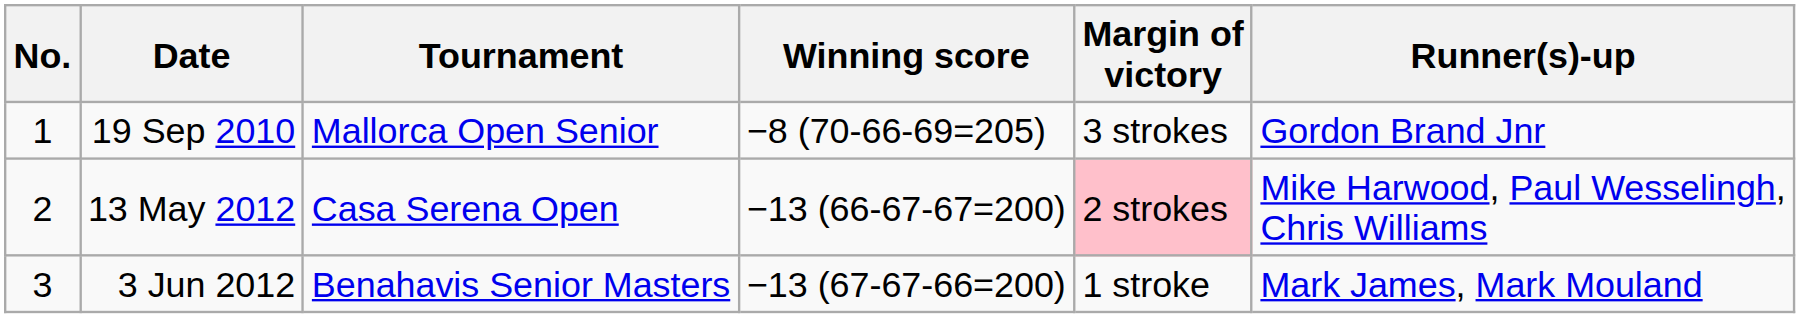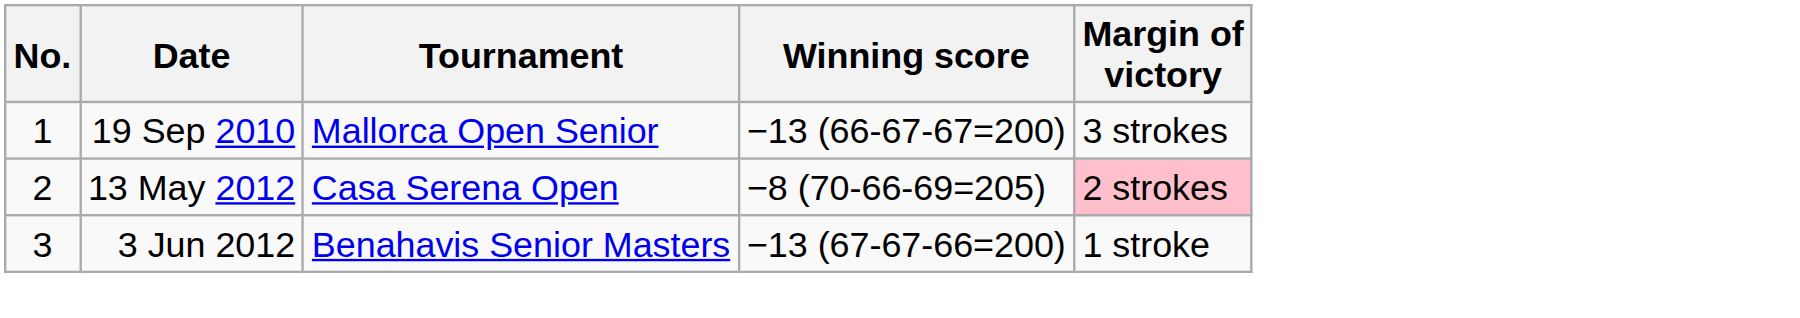- column: (1523, 54)
(896, 131) −8 (70-66-69=205) -> (906, 131) −13 (66-67-67=200)
(906, 208) −13 (66-67-67=200) -> (896, 187) −8 (70-66-69=205)
